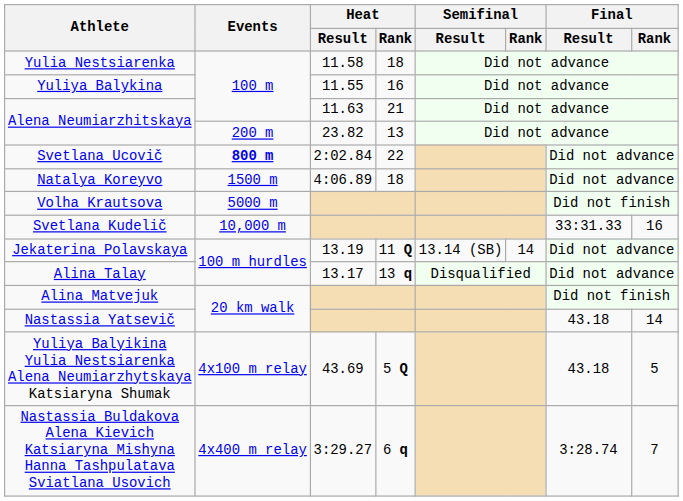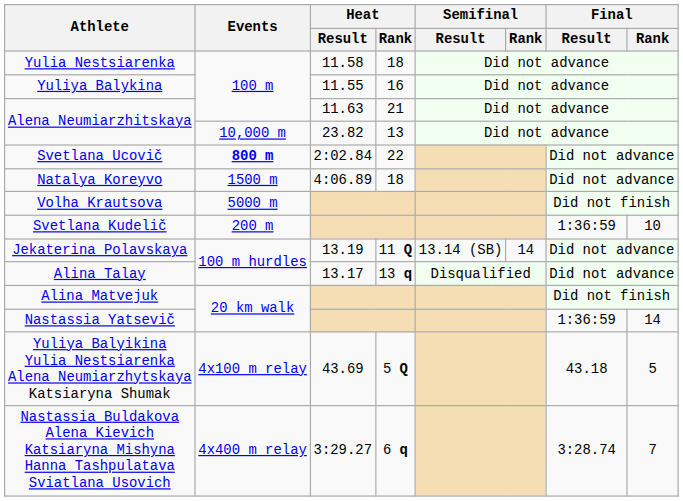(253, 133) 200 m -> (253, 133) 10,000 m
(253, 226) 10,000 m -> (253, 226) 200 m
(588, 226) 33:31.33 -> (587, 226) 1:36:59
(654, 226) 16 -> (653, 226) 10
(588, 320) 43.18 -> (587, 320) 1:36:59
